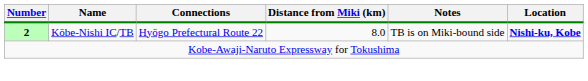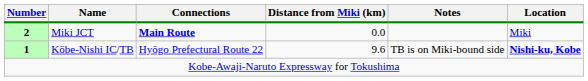+ row: (73, 32)
(27, 32) 2 -> (27, 49) 1
(378, 32) 8.0 -> (378, 49) 9.6
